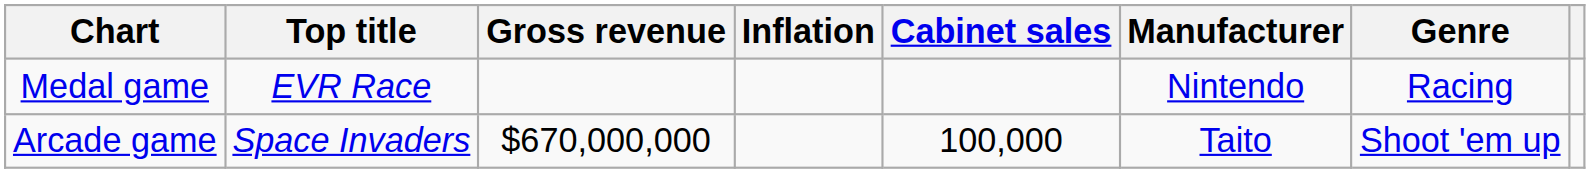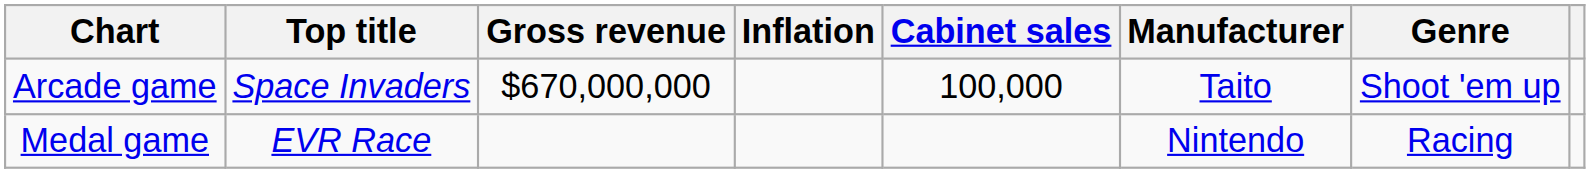rows swapped: (115, 140) <-> (115, 85)
